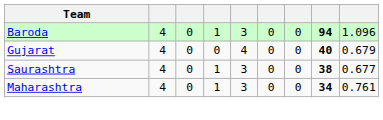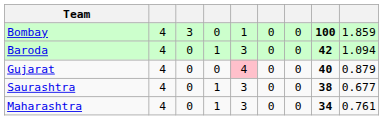+ row: (28, 32)
(325, 32) 94 -> (325, 51) 42
(359, 32) 1.096 -> (359, 51) 1.094
(244, 51) no background -> (244, 69) pink background
(359, 51) 0.679 -> (359, 69) 0.879
